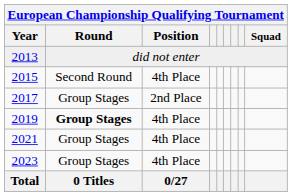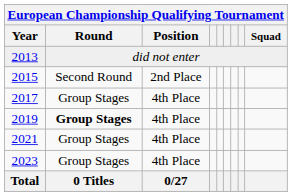(176, 77) 4th Place -> (176, 77) 2nd Place
(176, 98) 2nd Place -> (176, 98) 4th Place
